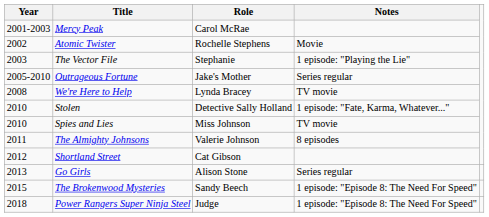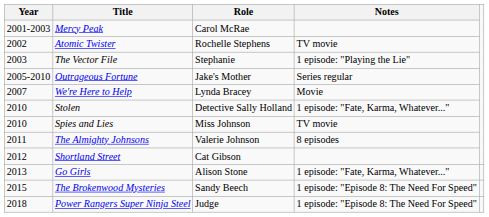(310, 44) Movie -> (317, 44) TV movie
(17, 92) 2008 -> (17, 92) 2007
(317, 92) TV movie -> (310, 92) Movie
(324, 172) Series regular -> (373, 172) 1 episode: "Fate, Karma, Whatever..."
